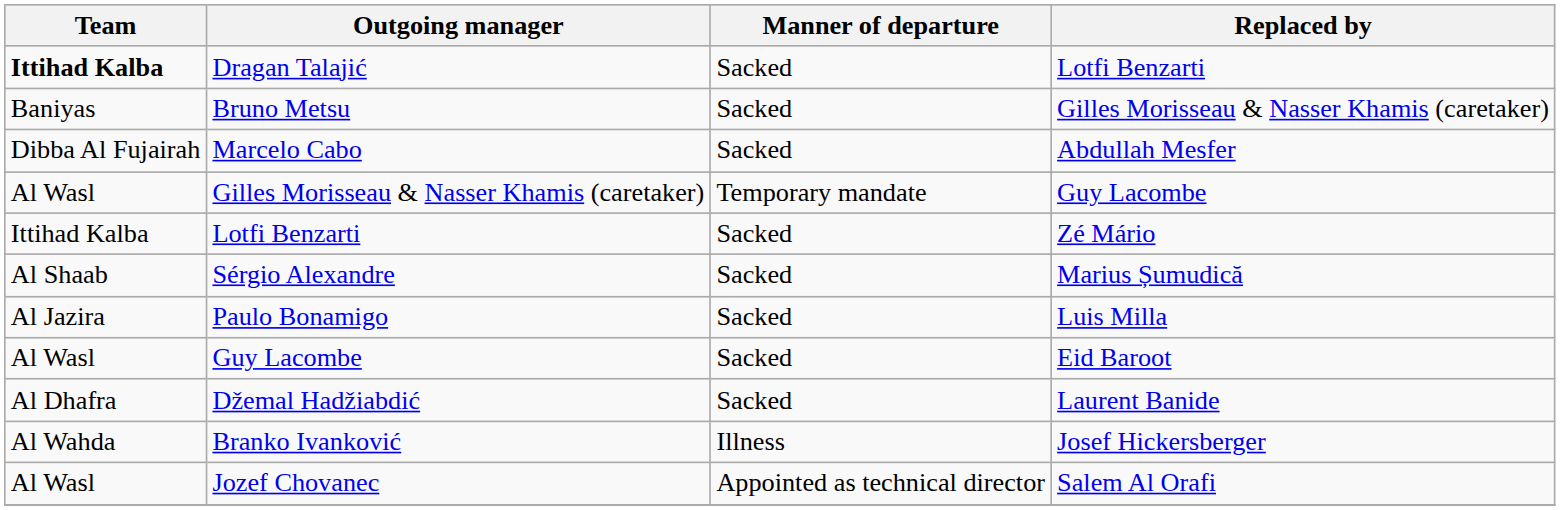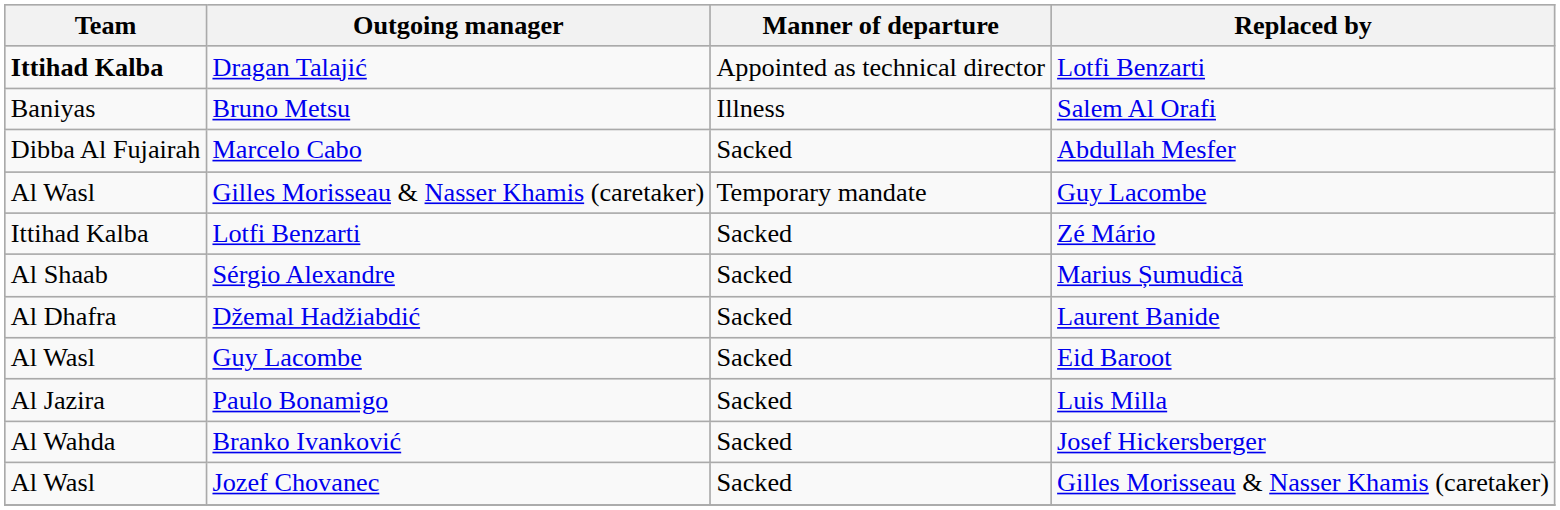(754, 66) Sacked -> (881, 66) Appointed as technical director
(754, 108) Sacked -> (751, 108) Illness
(1303, 108) Gilles Morisseau & Nasser Khamis (caretaker) -> (1137, 108) Salem Al Orafi
rows swapped: (316, 399) <-> (300, 316)
(751, 441) Illness -> (754, 441) Sacked
(881, 483) Appointed as technical director -> (754, 483) Sacked
(1137, 483) Salem Al Orafi -> (1303, 483) Gilles Morisseau & Nasser Khamis (caretaker)
